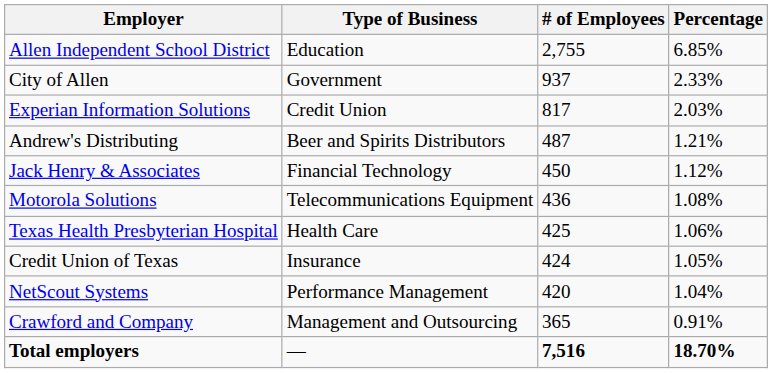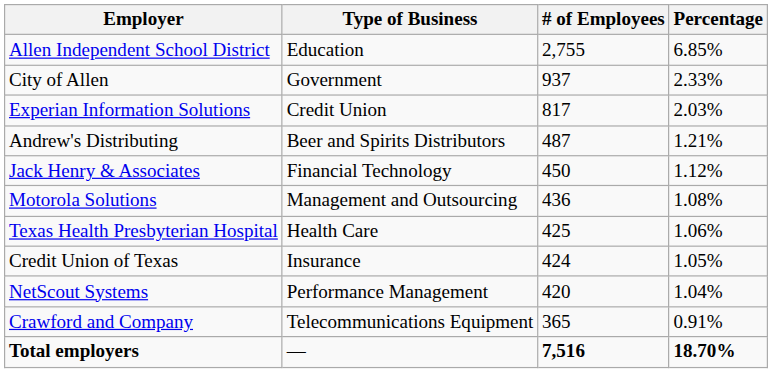(410, 200) Telecommunications Equipment -> (402, 200) Management and Outsourcing
(402, 321) Management and Outsourcing -> (410, 321) Telecommunications Equipment
